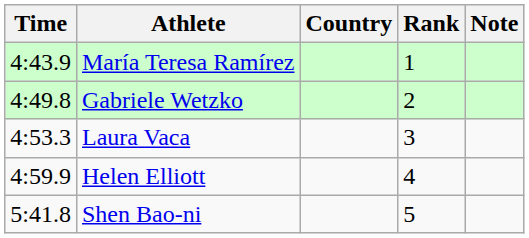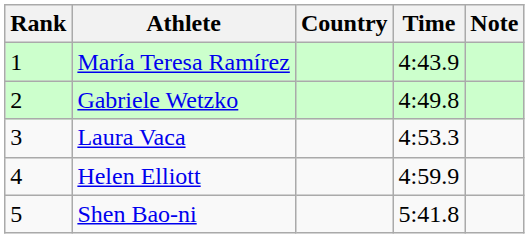columns swapped: (431, 23) <-> (41, 23)
